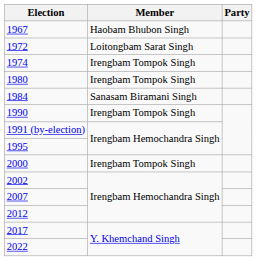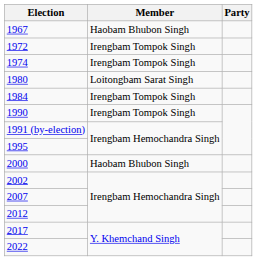(142, 46) Loitongbam Sarat Singh -> (143, 46) Irengbam Tompok Singh
(143, 79) Irengbam Tompok Singh -> (142, 79) Loitongbam Sarat Singh
(143, 96) Sanasam Biramani Singh -> (143, 96) Irengbam Tompok Singh
(143, 163) Irengbam Tompok Singh -> (139, 163) Haobam Bhubon Singh
